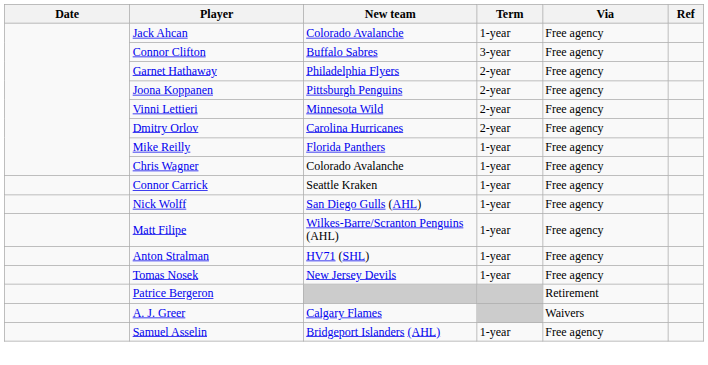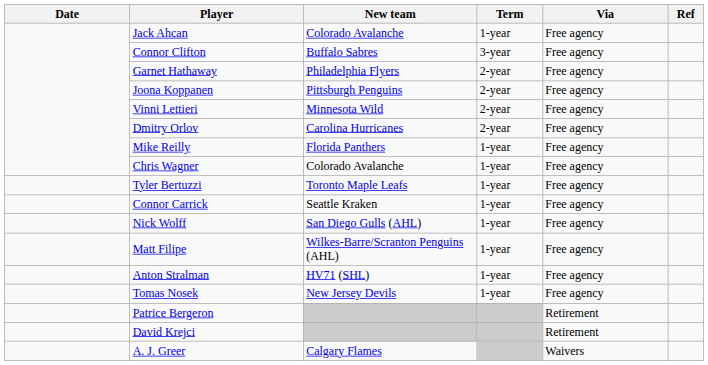+ row: (167, 185)
+ row: (164, 332)
- row: (170, 332)
